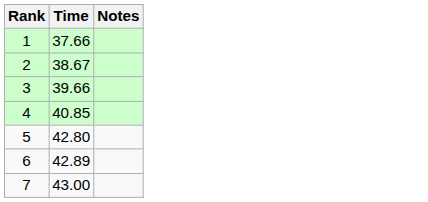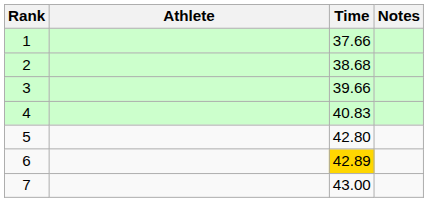+ column: (189, 16)
(71, 64) 38.67 -> (352, 64) 38.68
(71, 112) 40.85 -> (352, 112) 40.83
(71, 161) no background -> (352, 161) gold background
